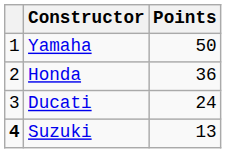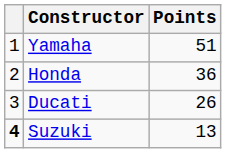(206, 48) 50 -> (206, 48) 51
(206, 105) 24 -> (206, 105) 26
